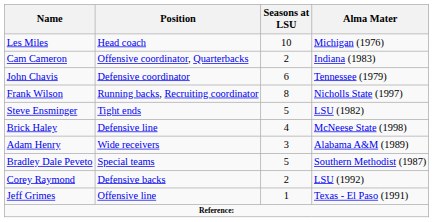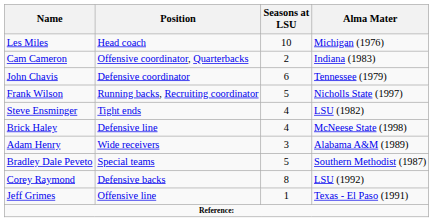(286, 94) 8 -> (286, 94) 5
(286, 111) 5 -> (286, 111) 4
(286, 179) 2 -> (286, 179) 8
